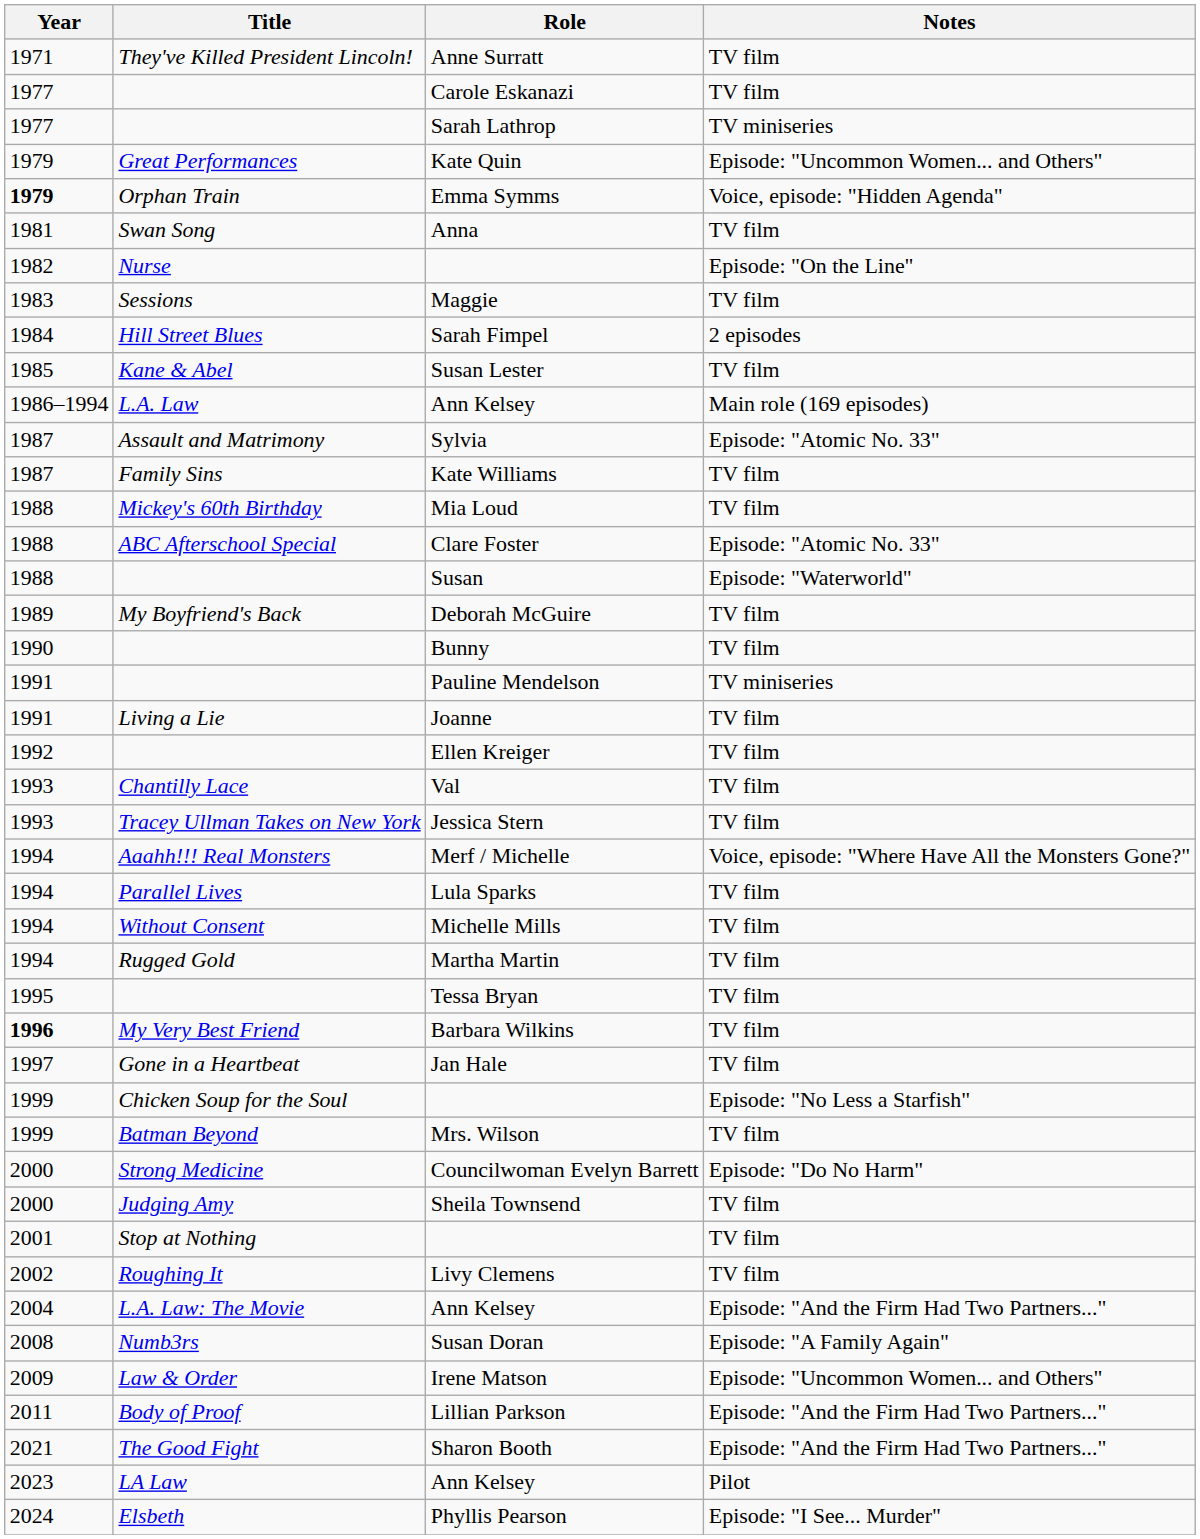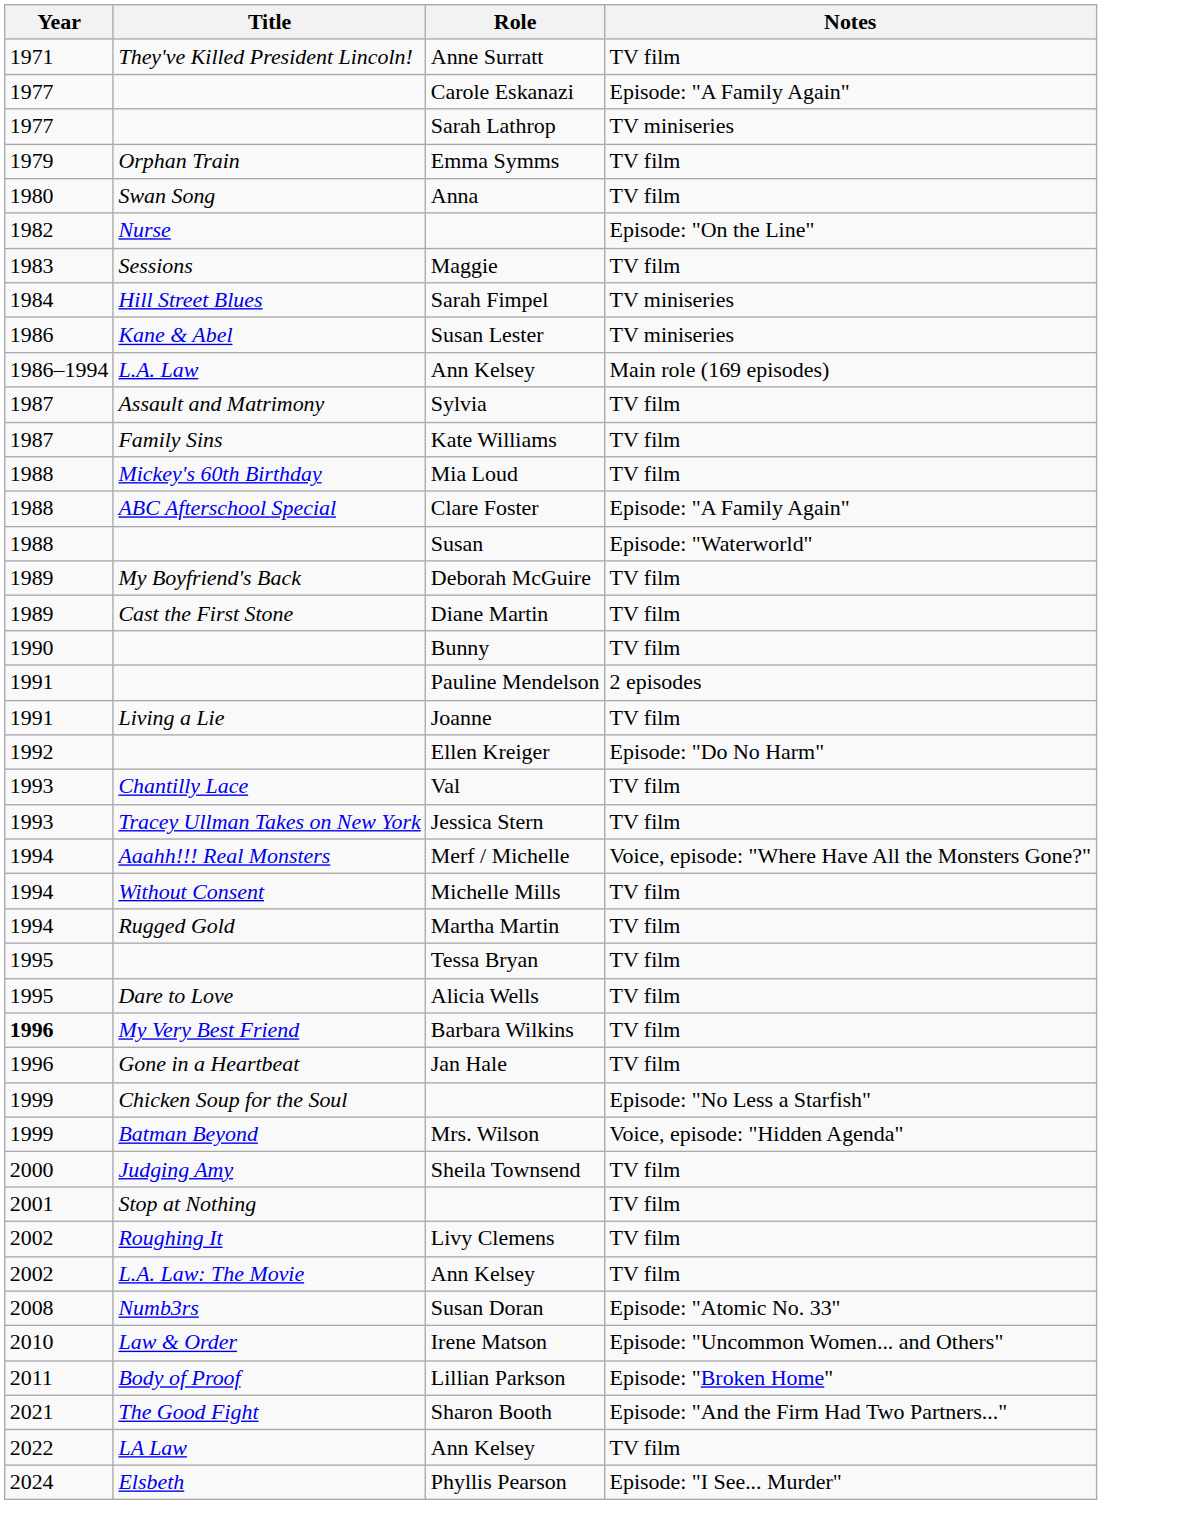(744, 91) TV film -> (730, 91) Episode: "A Family Again"
- row: (208, 160)
(32, 195) bold -> (32, 160) normal
(856, 195) Voice, episode: "Hidden Agenda" -> (645, 160) TV film
(32, 230) 1981 -> (32, 195) 1980
(755, 334) 2 episodes -> (672, 299) TV miniseries
(32, 369) 1985 -> (32, 334) 1986
(744, 369) TV film -> (672, 334) TV miniseries
(824, 439) Episode: "Atomic No. 33" -> (645, 404) TV film
(824, 543) Episode: "Atomic No. 33" -> (730, 508) Episode: "A Family Again"
+ row: (206, 612)
(771, 682) TV miniseries -> (656, 682) 2 episodes
(744, 751) TV film -> (717, 751) Episode: "Do No Harm"
- row: (180, 890)
+ row: (176, 995)
(32, 1064) 1997 -> (32, 1064) 1996
(744, 1134) TV film -> (756, 1134) Voice, episode: "Hidden Agenda"
- row: (191, 1169)
(32, 1308) 2004 -> (32, 1273) 2002
(908, 1308) Episode: "And the Firm Had Two Partners..." -> (645, 1273) TV film
(829, 1342) Episode: "A Family Again" -> (725, 1308) Episode: "Atomic No. 33"
(32, 1377) 2009 -> (32, 1342) 2010
(908, 1412) Episode: "And the Firm Had Two Partners..." -> (721, 1377) Episode: "Broken Home"
(32, 1481) 2023 -> (32, 1447) 2022
(729, 1481) Pilot -> (645, 1447) TV film
